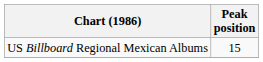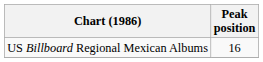(235, 47) 15 -> (235, 47) 16
